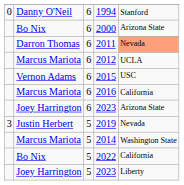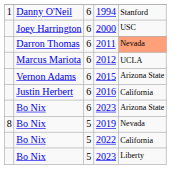(9, 12) 0 -> (9, 12) 1
(31, 28) Bo Nix -> (49, 28) Joey Harrington
(142, 28) Arizona State -> (128, 28) USC
(128, 76) USC -> (142, 76) Arizona State
(49, 92) Marcus Mariota -> (45, 92) Justin Herbert
(49, 108) Joey Harrington -> (31, 108) Bo Nix
(9, 124) 3 -> (9, 124) 8
(45, 124) Justin Herbert -> (31, 124) Bo Nix
- row: (89, 140)
(49, 172) Joey Harrington -> (31, 156) Bo Nix
